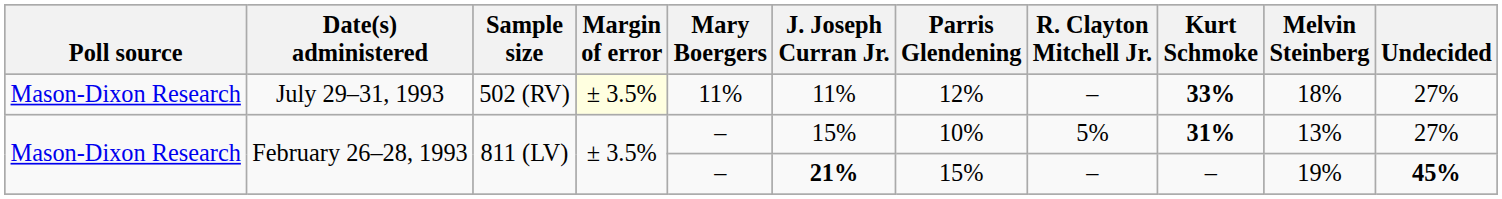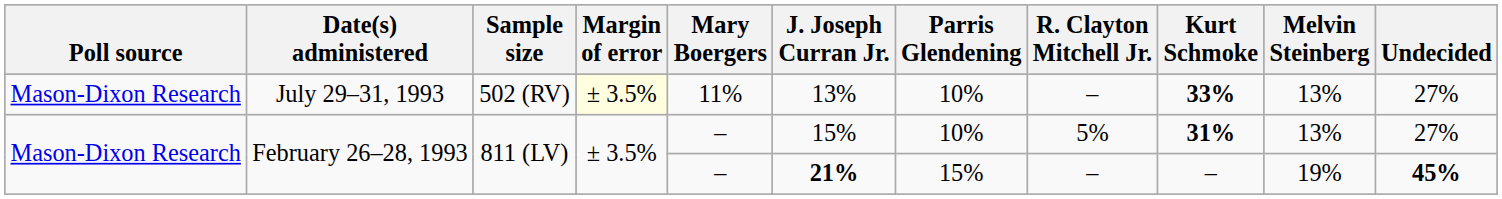(834, 93) 11% -> (834, 93) 13%
(961, 93) 12% -> (961, 93) 10%
(1320, 93) 18% -> (1320, 93) 13%
